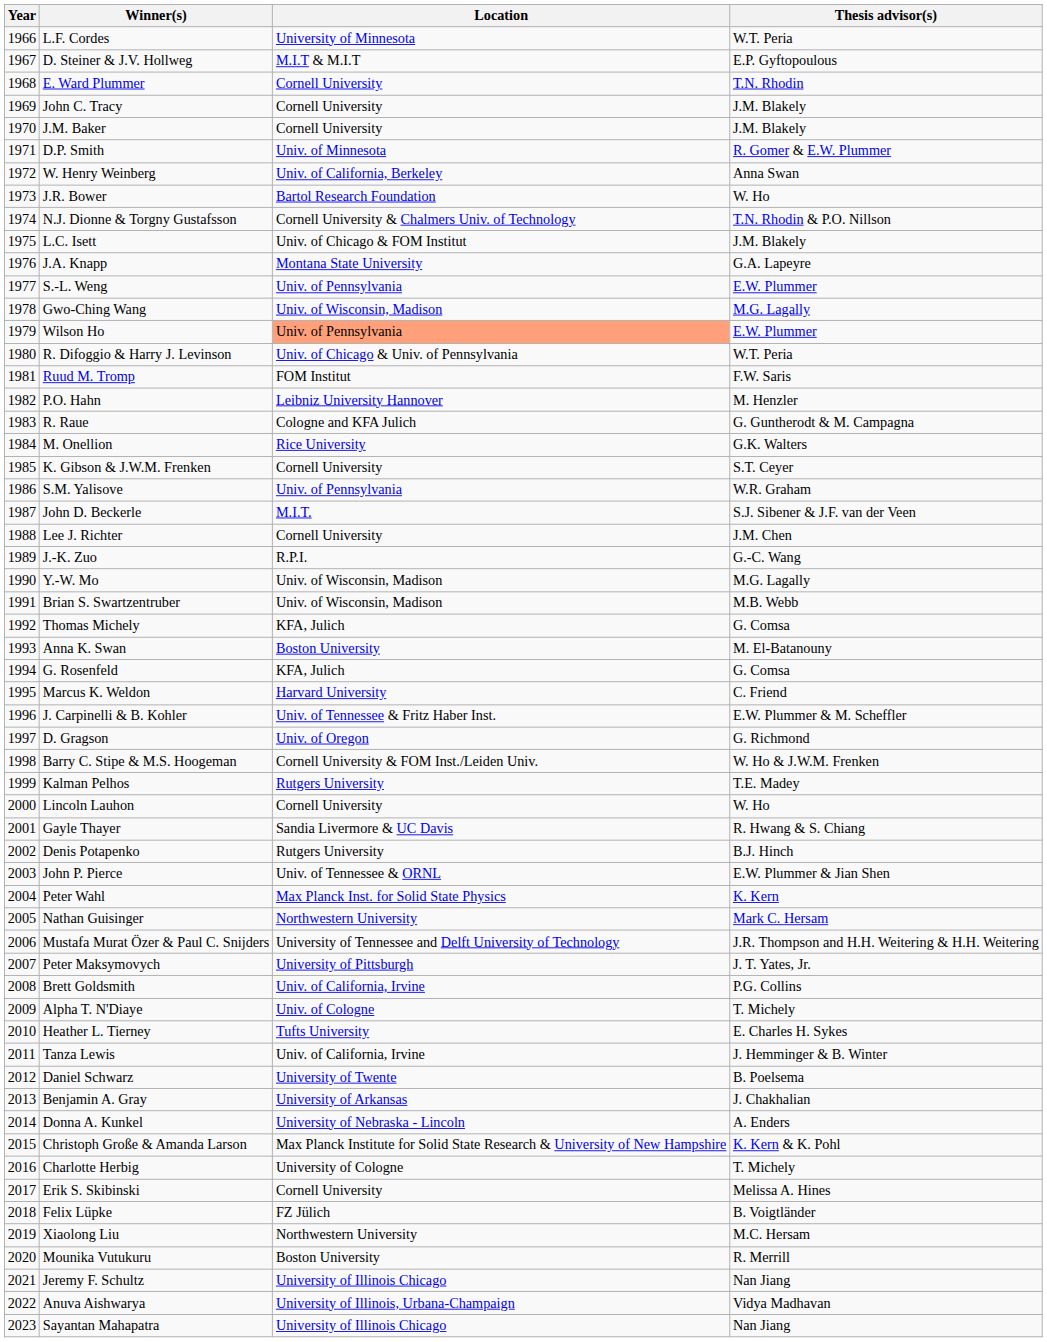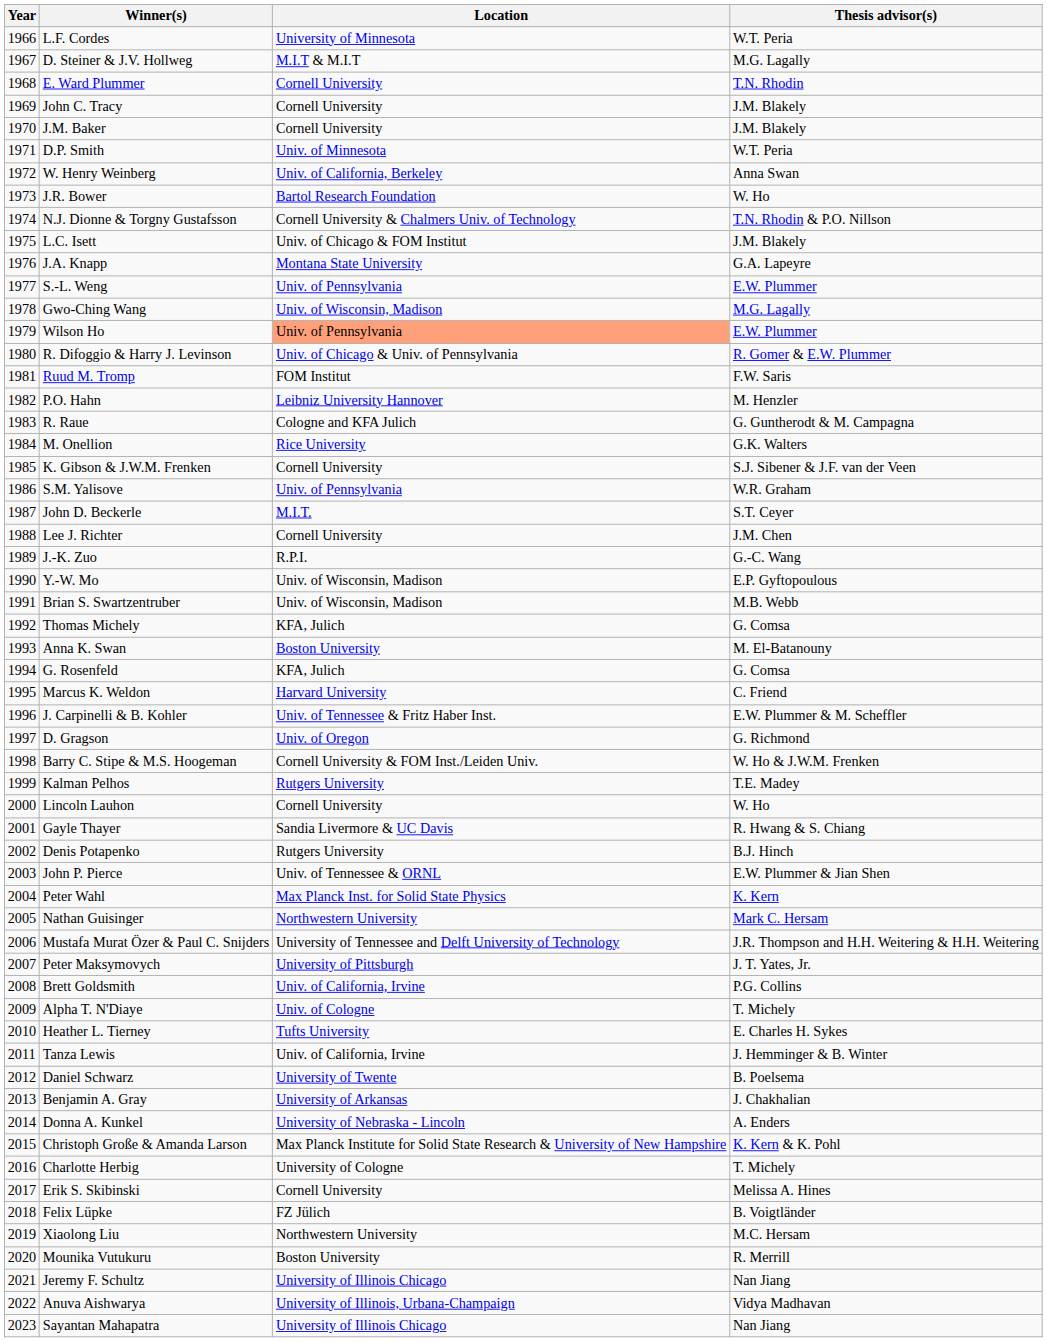(785, 60) E.P. Gyftopoulous -> (772, 60) M.G. Lagally
(812, 151) R. Gomer & E.W. Plummer -> (763, 151) W.T. Peria
(763, 354) W.T. Peria -> (812, 354) R. Gomer & E.W. Plummer
(763, 467) S.T. Ceyer -> (824, 467) S.J. Sibener & J.F. van der Veen
(824, 512) S.J. Sibener & J.F. van der Veen -> (763, 512) S.T. Ceyer
(772, 580) M.G. Lagally -> (785, 580) E.P. Gyftopoulous
